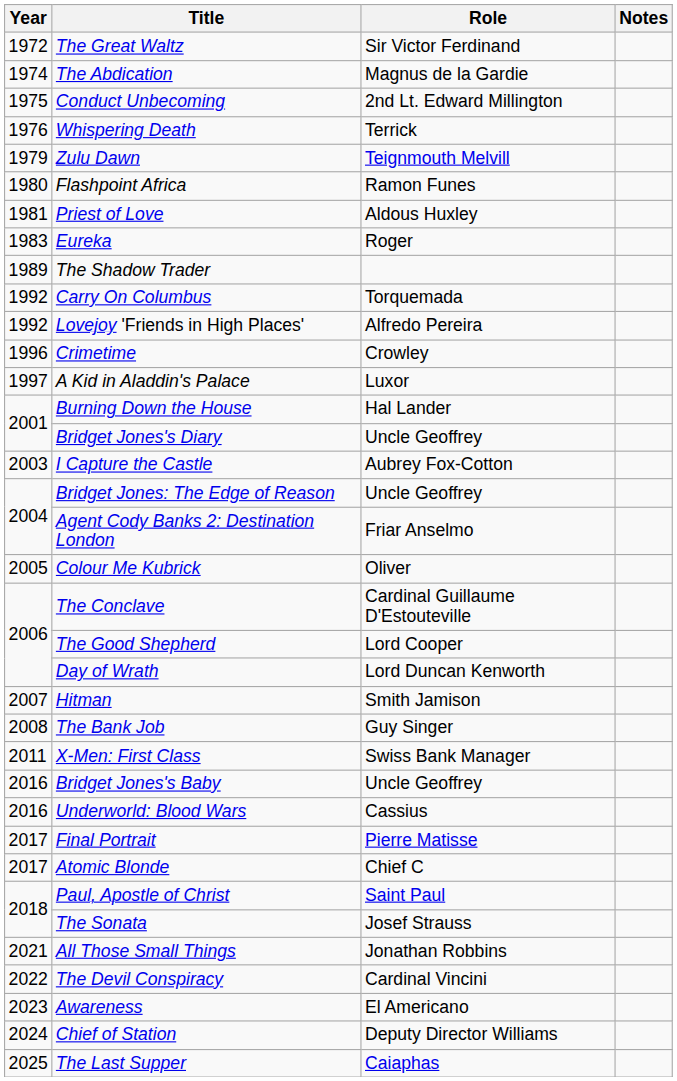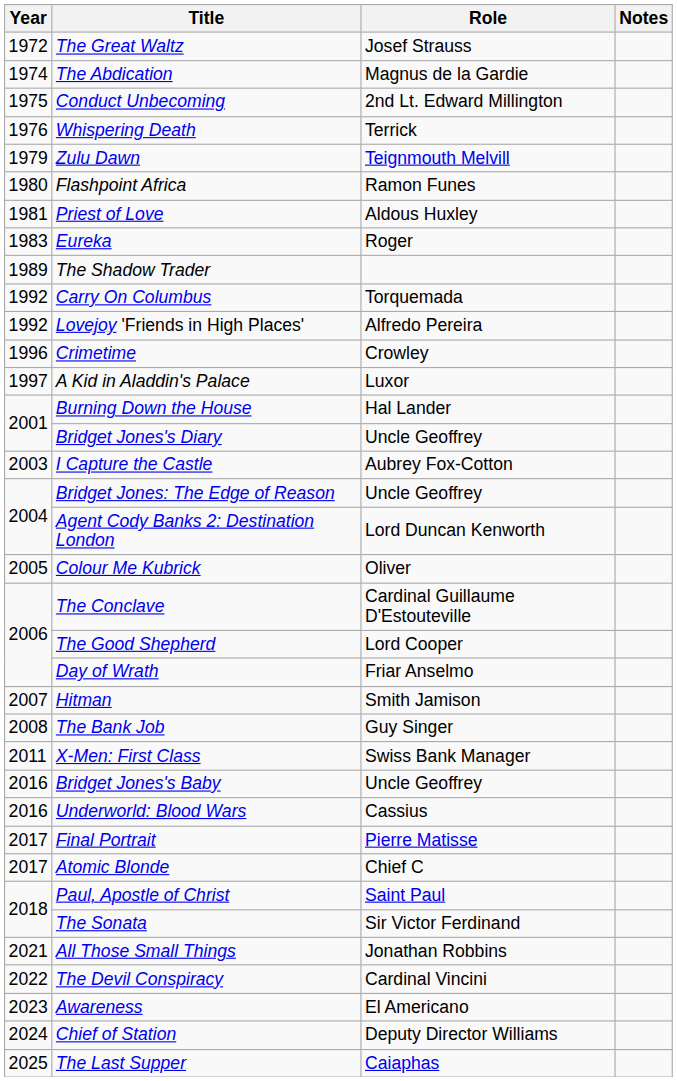(443, 46) Sir Victor Ferdinand -> (418, 46) Josef Strauss
(419, 530) Friar Anselmo -> (455, 530) Lord Duncan Kenworth
(455, 672) Lord Duncan Kenworth -> (419, 672) Friar Anselmo
(418, 923) Josef Strauss -> (443, 923) Sir Victor Ferdinand
